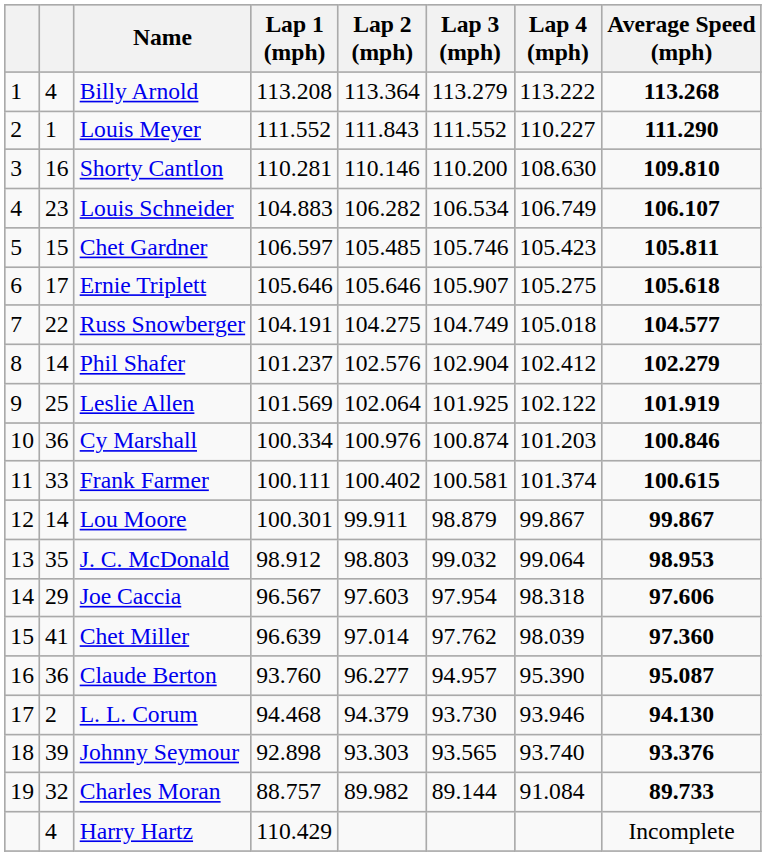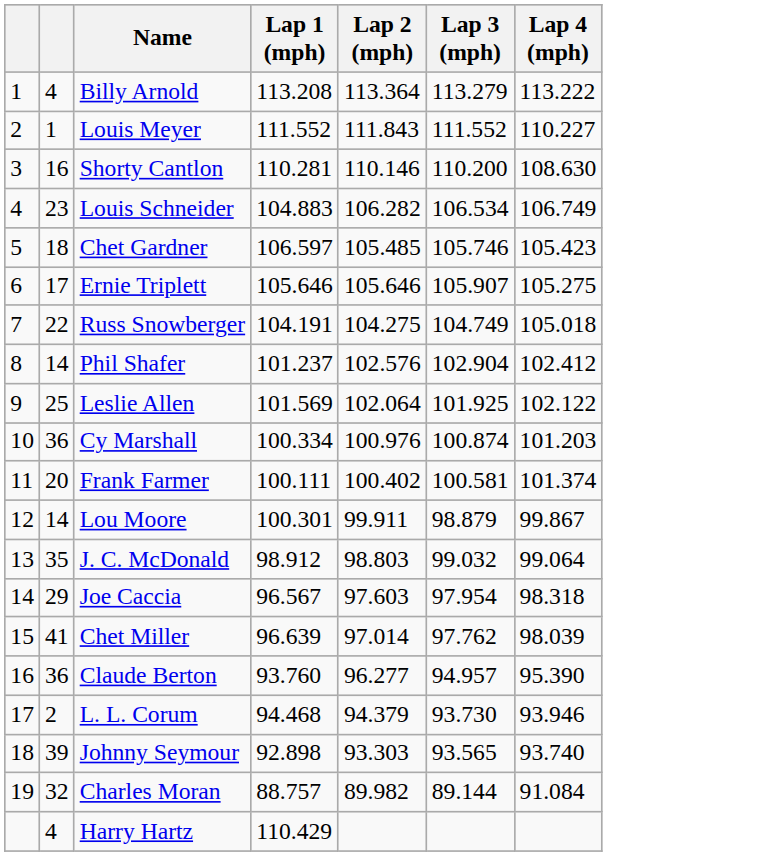- column: (682, 38)
(57, 246) 15 -> (57, 246) 18
(57, 480) 33 -> (57, 480) 20
